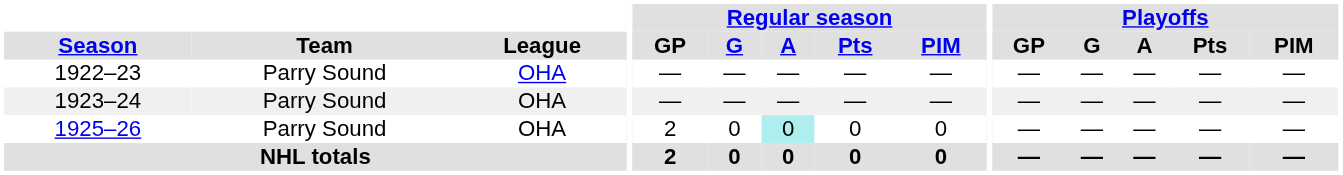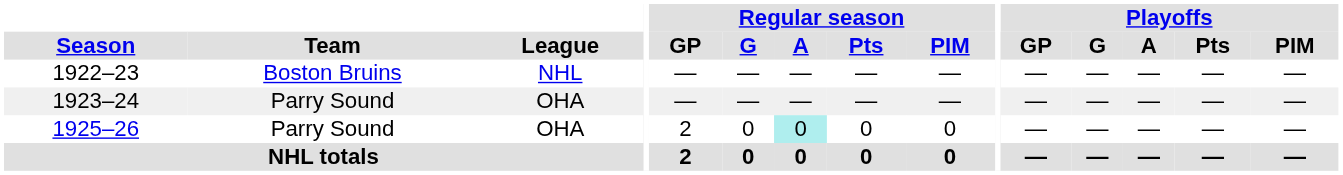(325, 73) Parry Sound -> (332, 73) Boston Bruins
(542, 73) OHA -> (560, 73) NHL
